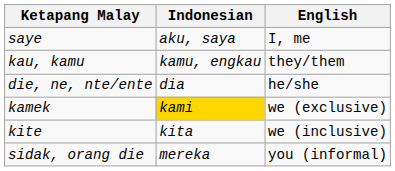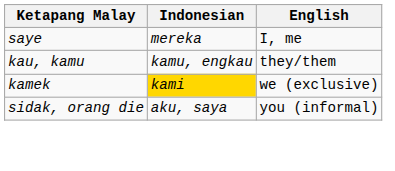(198, 39) aku, saya -> (176, 39) mereka
- row: (80, 85)
- row: (25, 132)
(185, 155) mereka -> (189, 108) aku, saya
